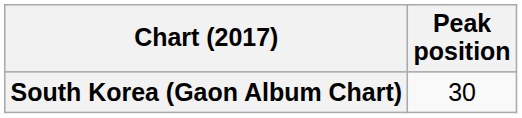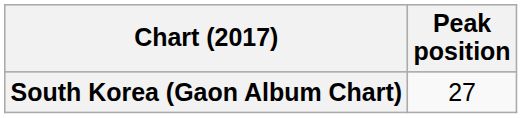(462, 91) 30 -> (462, 91) 27
